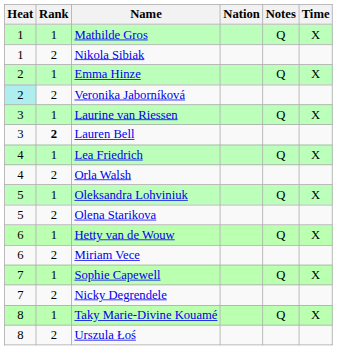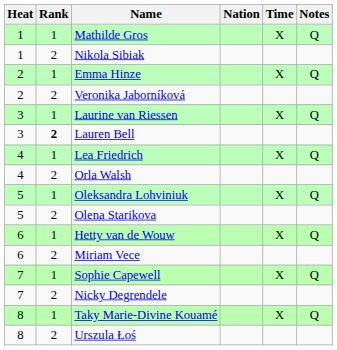columns swapped: (316, 14) <-> (281, 14)
(20, 94) paleturquoise background -> (20, 94) no background
